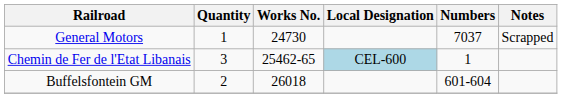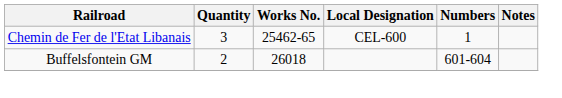- row: (99, 37)
(380, 59) lightblue background -> (380, 37) no background
